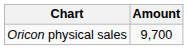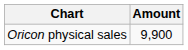(156, 34) 9,700 -> (156, 34) 9,900
